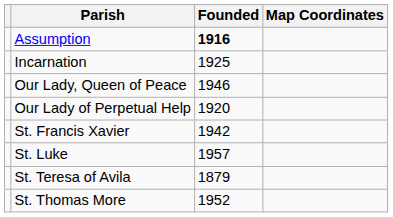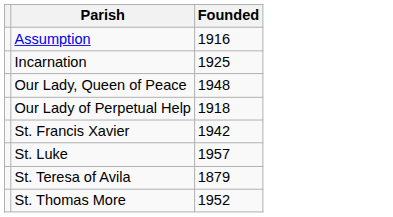- column: (325, 16)
(214, 39) bold -> (214, 39) normal
(214, 85) 1946 -> (214, 85) 1948
(214, 108) 1920 -> (214, 108) 1918
